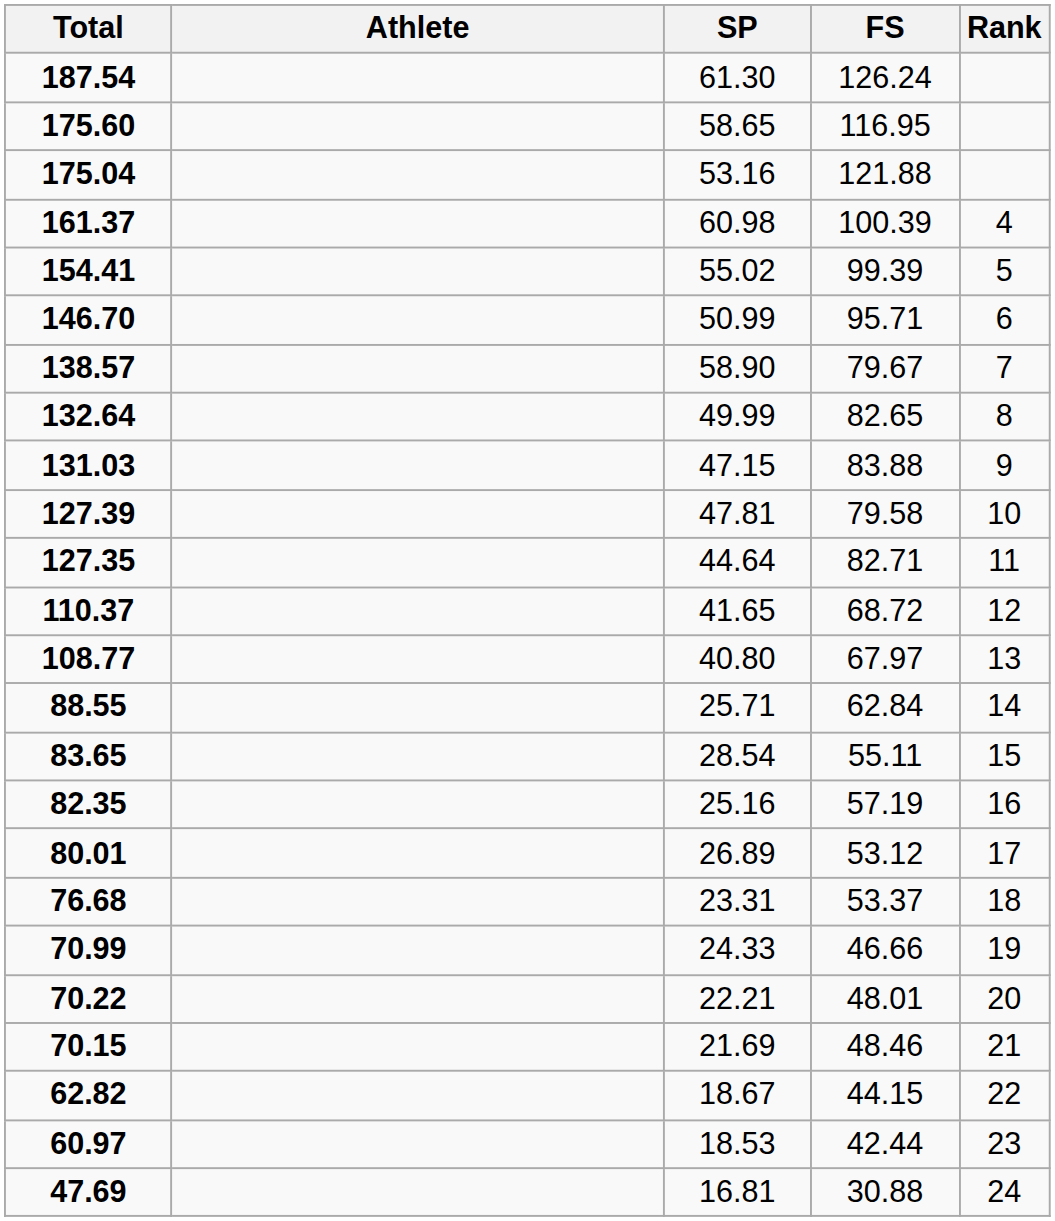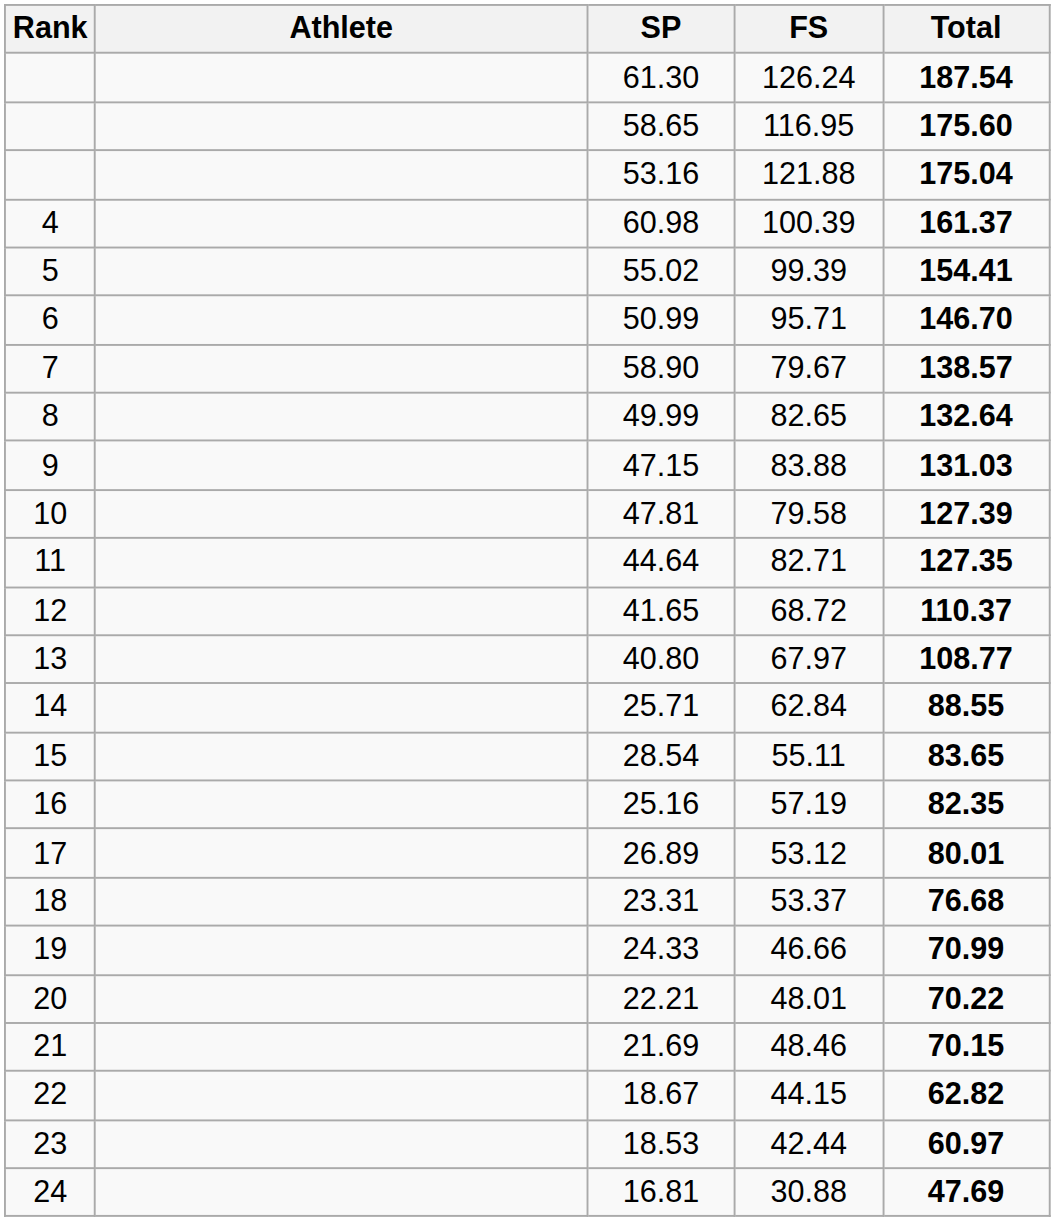columns swapped: (1004, 28) <-> (88, 28)
